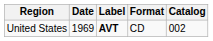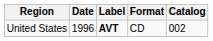(83, 28) 1969 -> (83, 28) 1996
